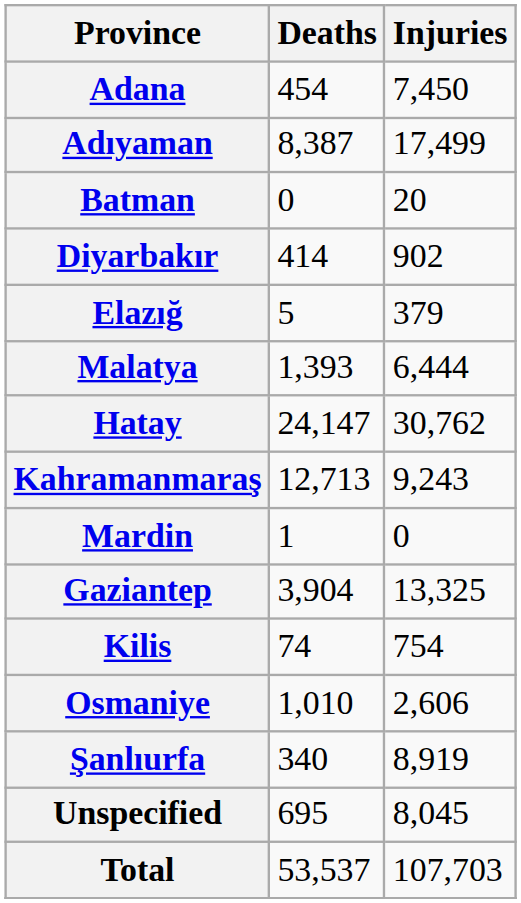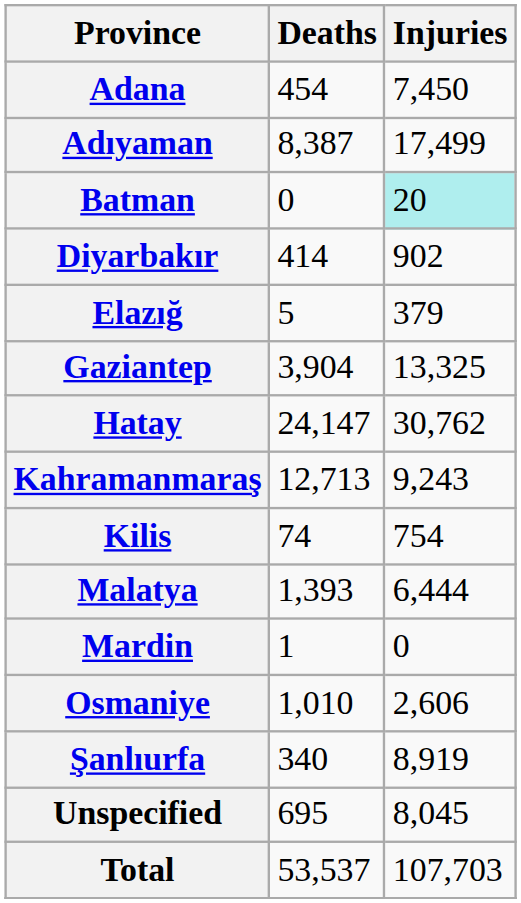(410, 199) no background -> (410, 199) paleturquoise background
rows swapped: (138, 590) <-> (138, 367)
rows swapped: (138, 646) <-> (138, 534)
